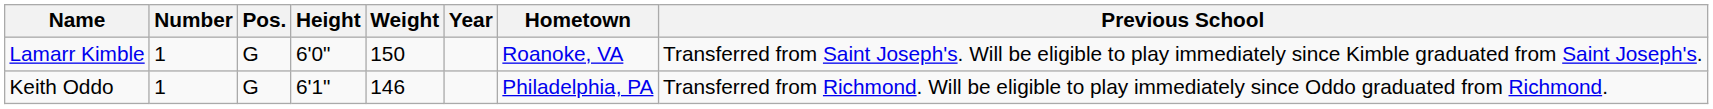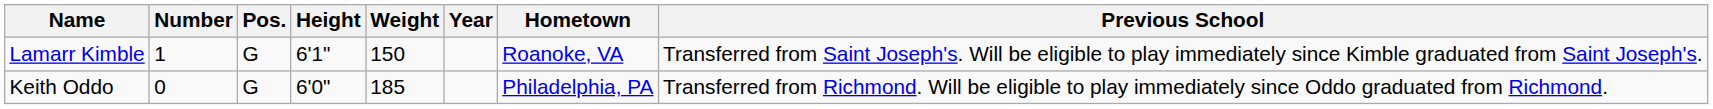(313, 53) 6'0" -> (313, 53) 6'1"
(160, 86) 1 -> (160, 86) 0
(313, 86) 6'1" -> (313, 86) 6'0"
(388, 86) 146 -> (388, 86) 185
